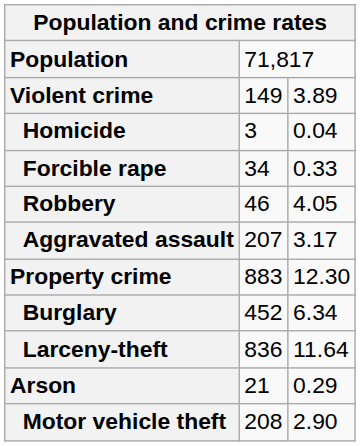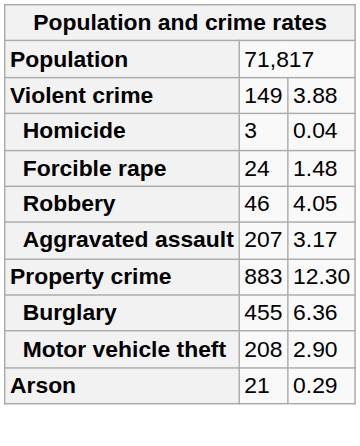(315, 95) 3.89 -> (315, 95) 3.88
(257, 167) 34 -> (257, 167) 24
(315, 167) 0.33 -> (315, 167) 1.48
(263, 312) 452 -> (263, 312) 455
(315, 312) 6.34 -> (315, 312) 6.36
- row: (89, 349)
rows swapped: (118, 421) <-> (43, 385)
